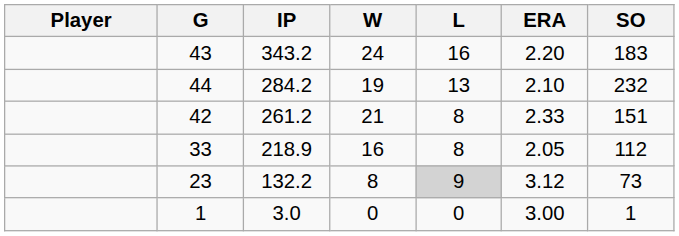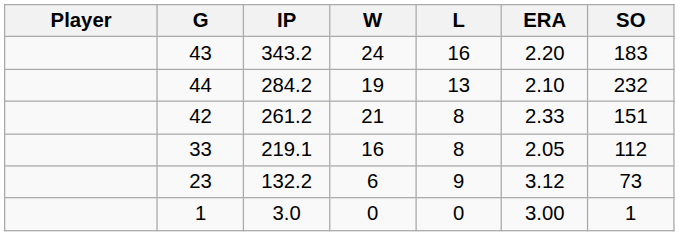(287, 149) 218.9 -> (287, 149) 219.1
(373, 181) 8 -> (373, 181) 6
(459, 181) lightgrey background -> (459, 181) no background
